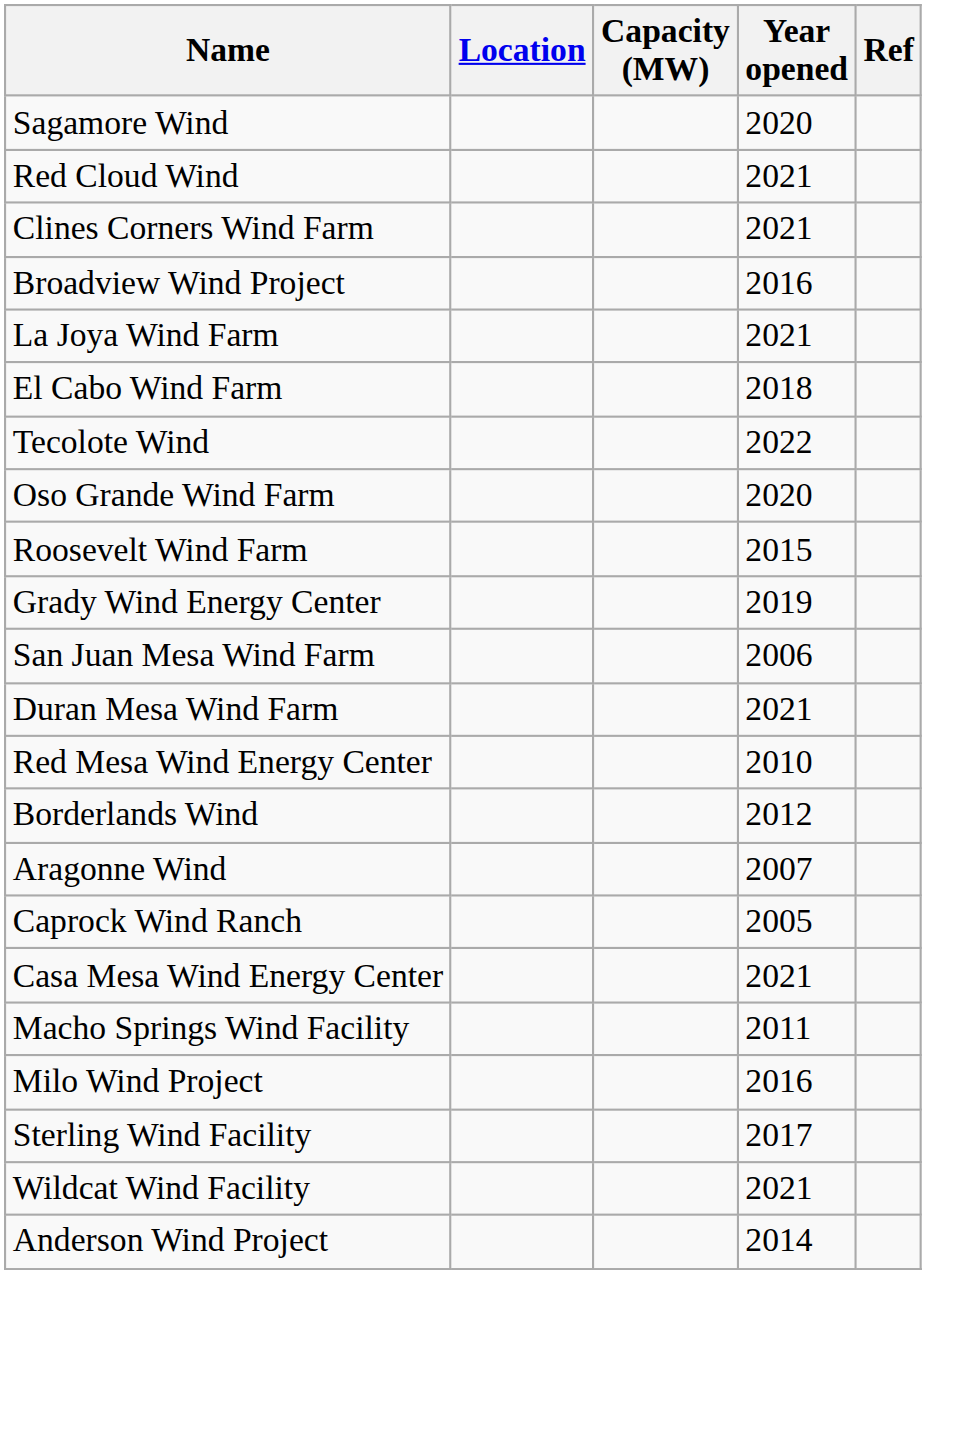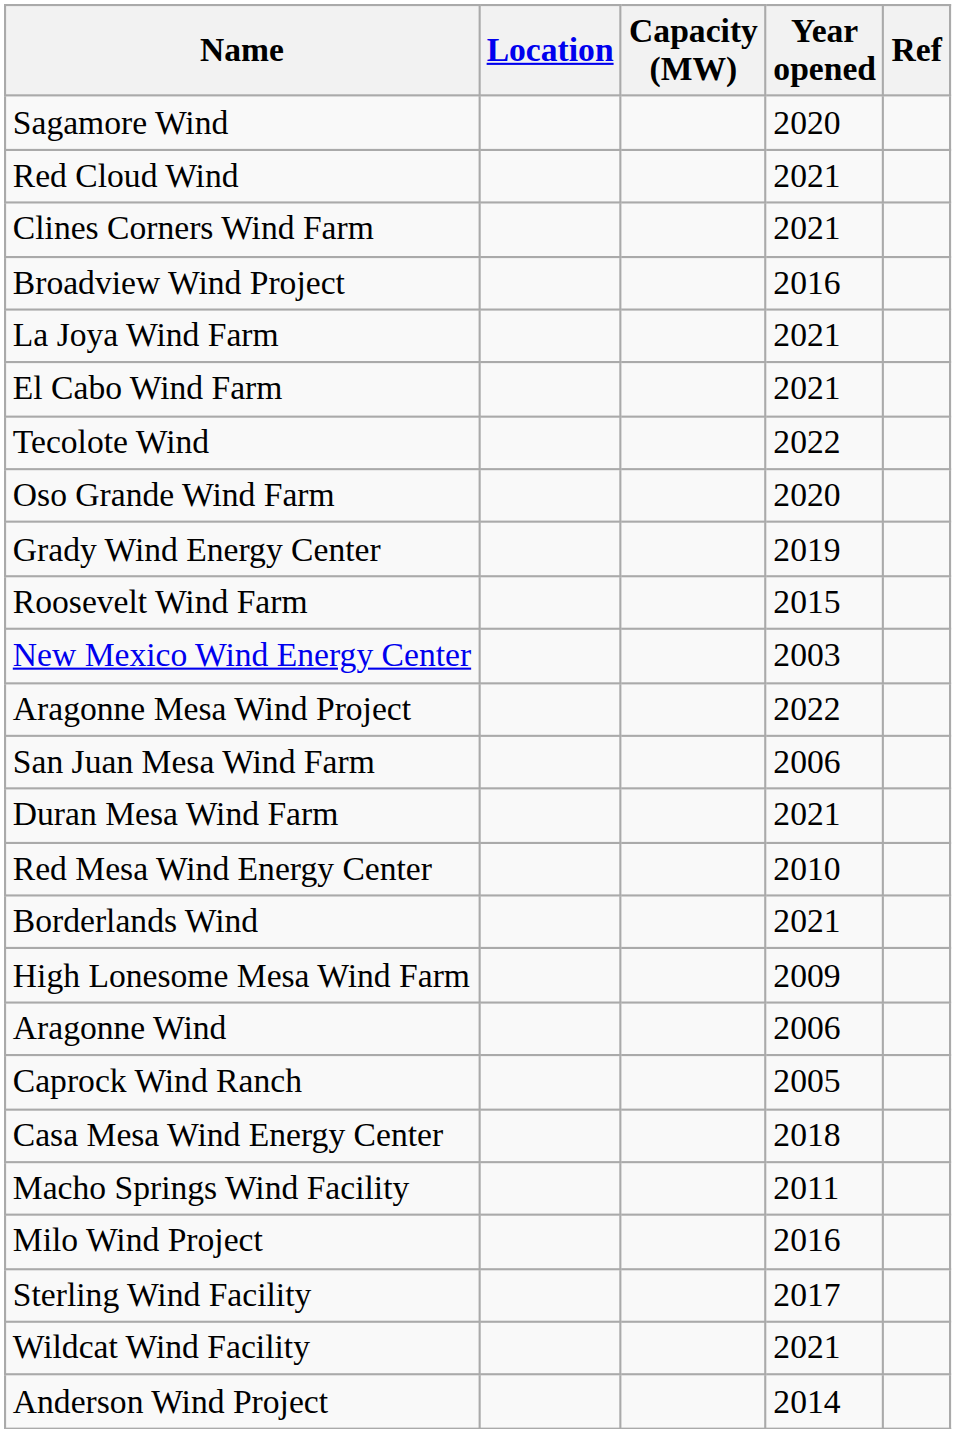(779, 388) 2018 -> (807, 388) 2021
rows swapped: (160, 548) <-> (197, 601)
+ row: (242, 655)
+ row: (212, 708)
(779, 814) 2012 -> (807, 921) 2021
+ row: (241, 974)
(779, 868) 2007 -> (807, 1028) 2006
(779, 974) 2021 -> (807, 1134) 2018
